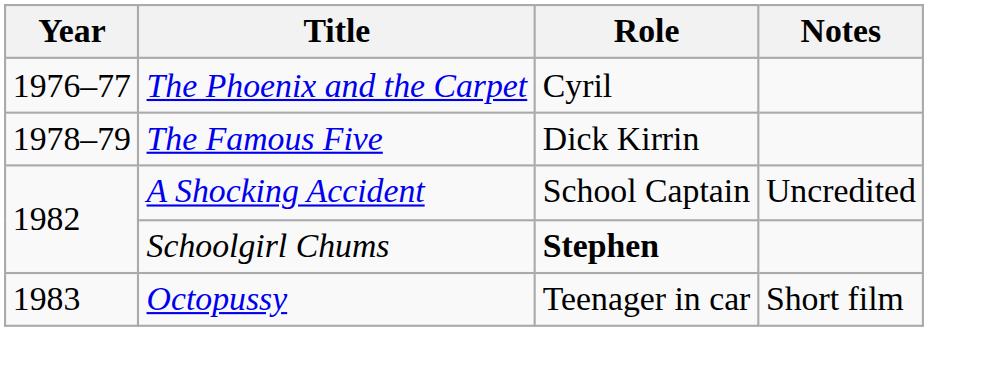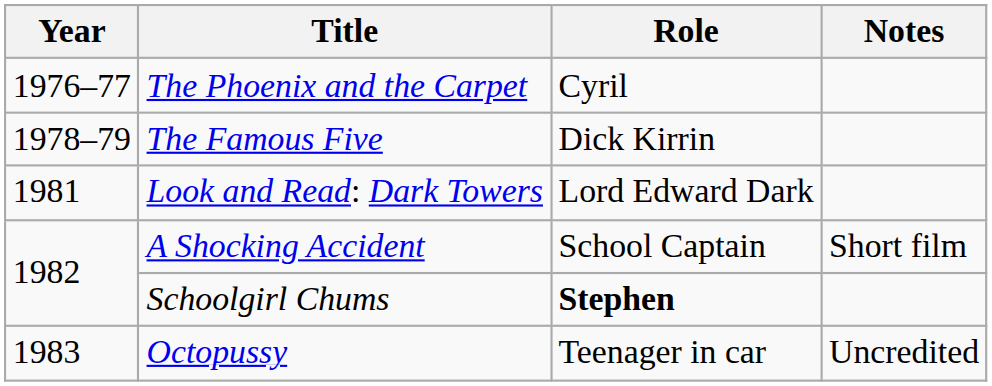+ row: (345, 191)
(841, 191) Uncredited -> (898, 245) Short film
(835, 298) Short film -> (904, 352) Uncredited
